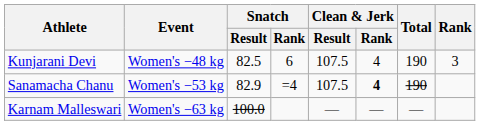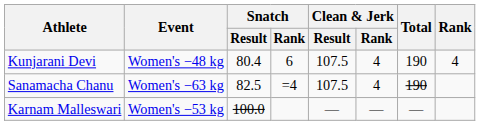(249, 62) 82.5 -> (249, 62) 80.4
(455, 62) 3 -> (455, 62) 4
(176, 85) Women's −53 kg -> (176, 85) Women's −63 kg
(249, 85) 82.9 -> (249, 85) 82.5
(376, 85) bold -> (376, 85) normal
(176, 109) Women's −63 kg -> (176, 109) Women's −53 kg
